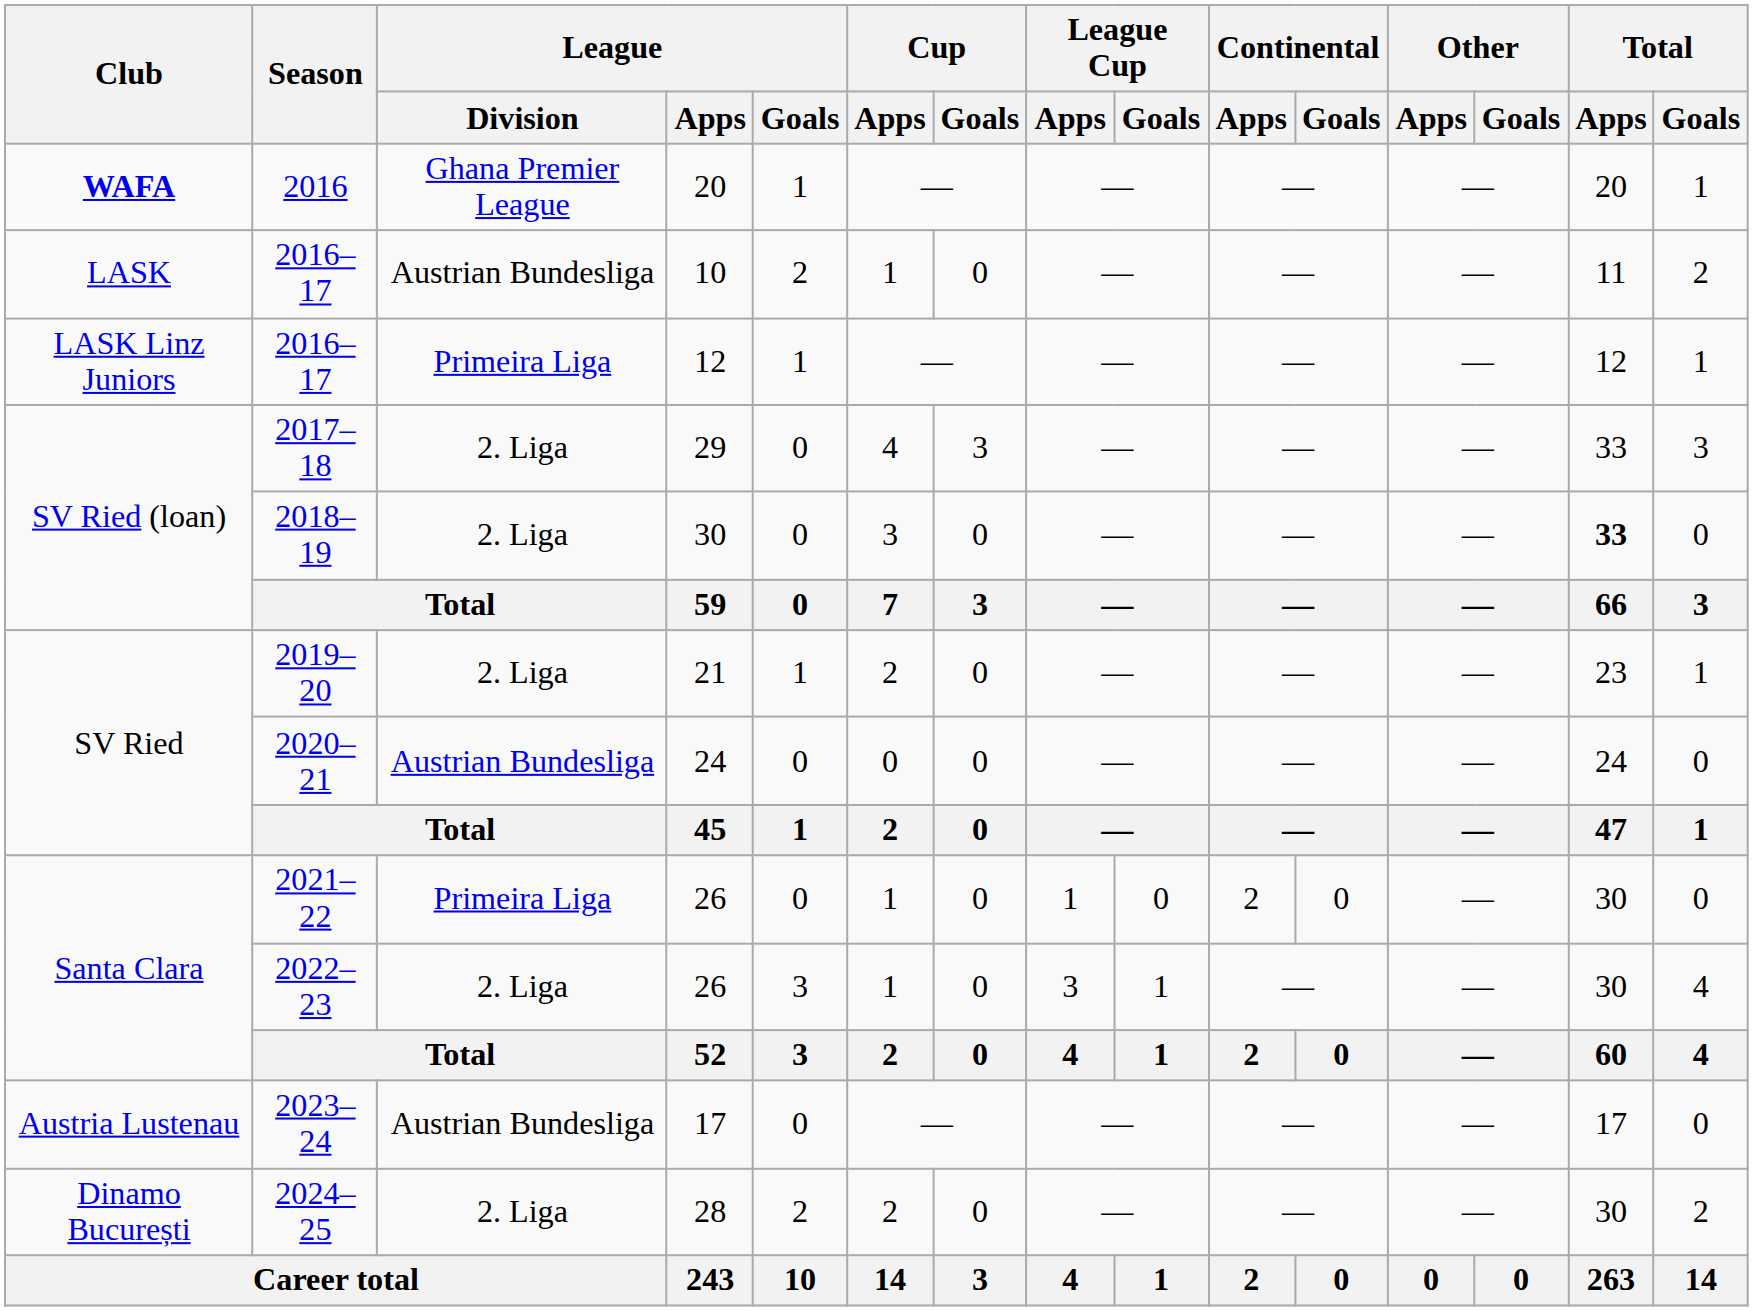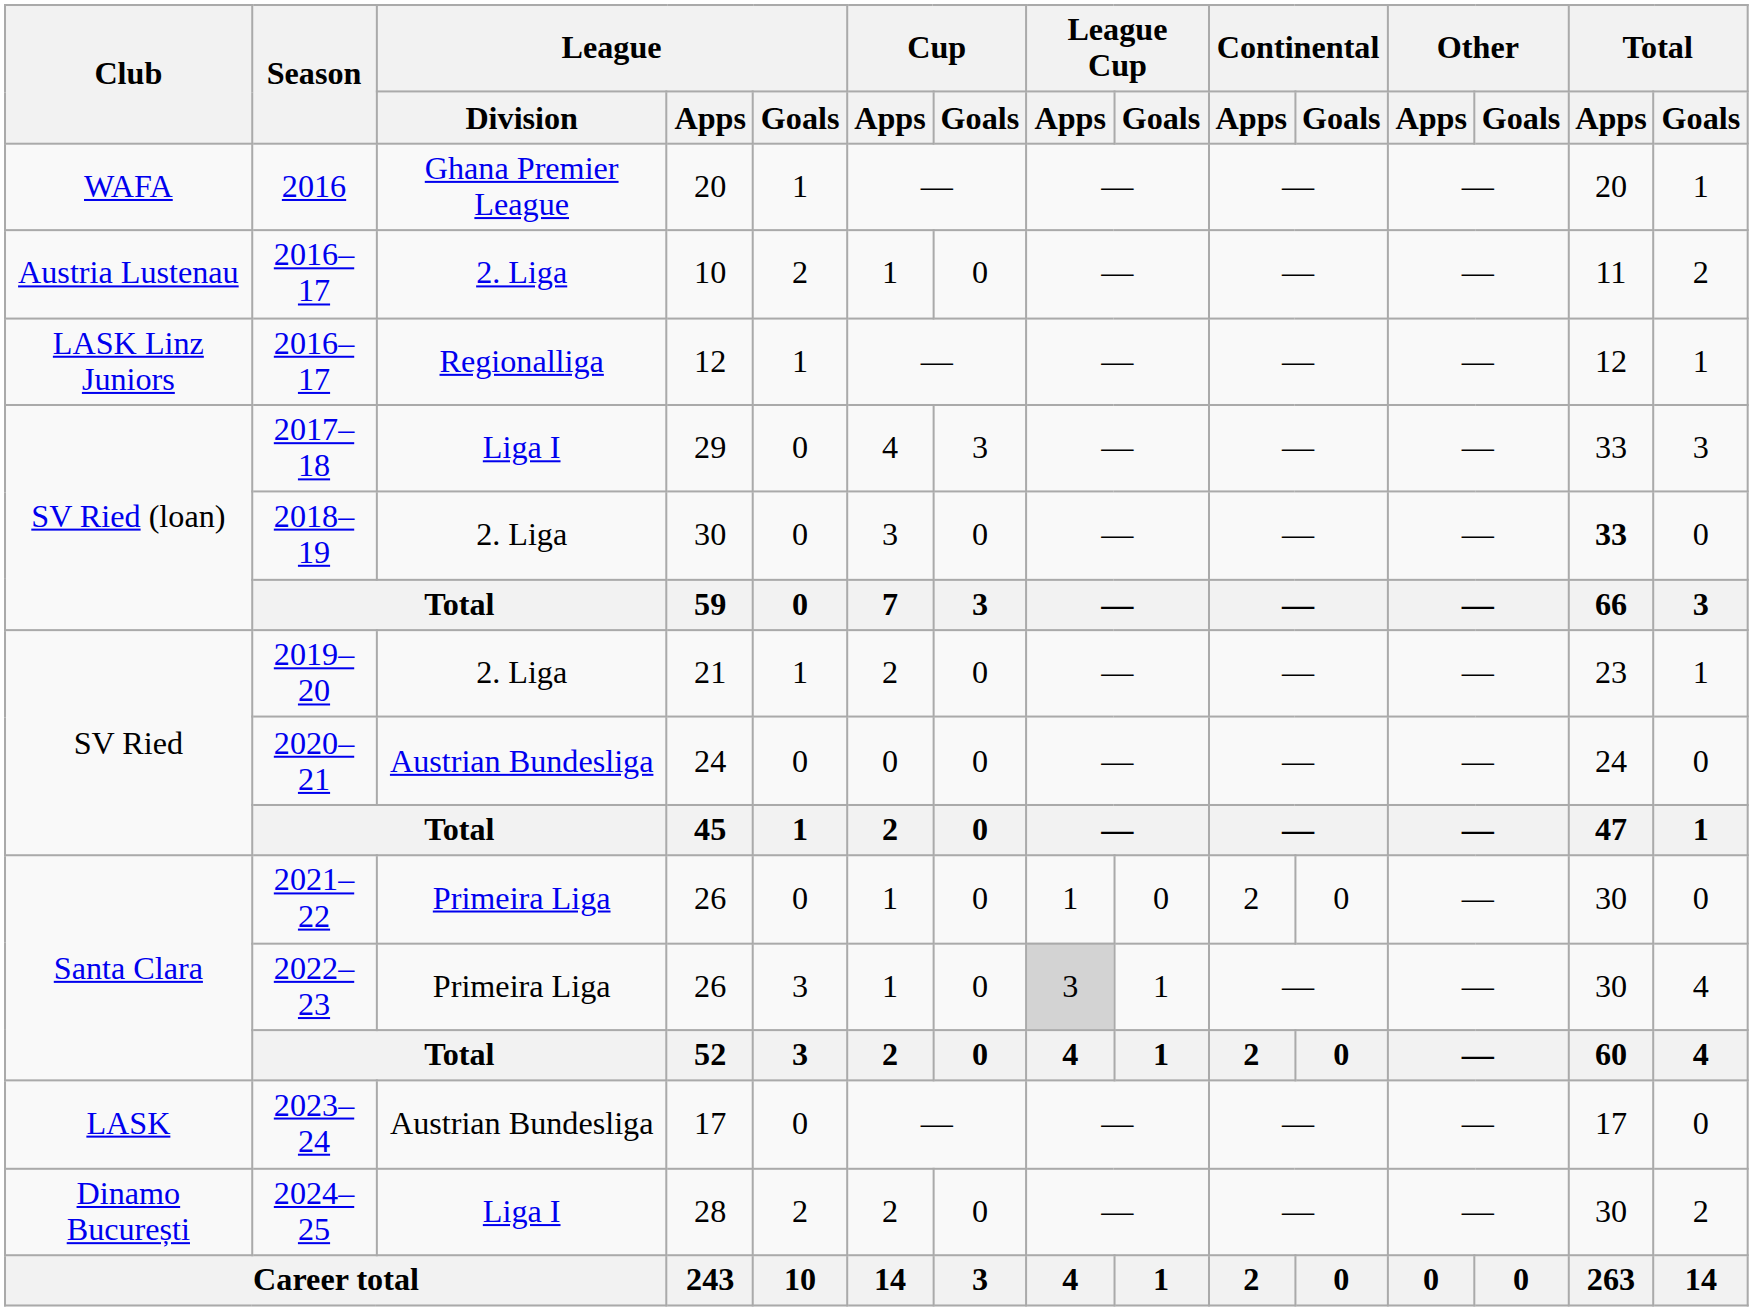(129, 186) bold -> (128, 186) normal
(129, 273) LASK -> (128, 273) Austria Lustenau
(522, 273) Austrian Bundesliga -> (522, 273) 2. Liga
(522, 360) Primeira Liga -> (522, 360) Regionalliga
(522, 447) 2. Liga -> (522, 447) Liga I
(522, 985) 2. Liga -> (522, 985) Primeira Liga
(1070, 985) no background -> (1070, 985) lightgrey background
(129, 1123) Austria Lustenau -> (128, 1123) LASK
(522, 1211) 2. Liga -> (522, 1211) Liga I
